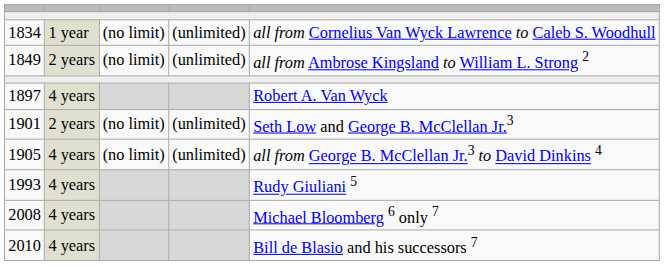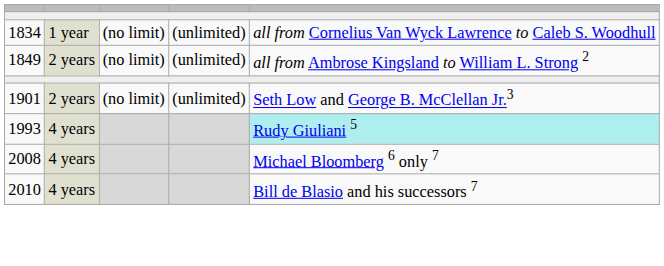- row: (25, 96)
- row: (25, 154)
(305, 184) no background -> (305, 128) paleturquoise background
